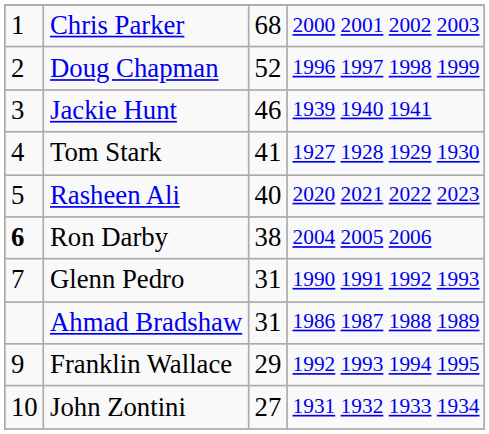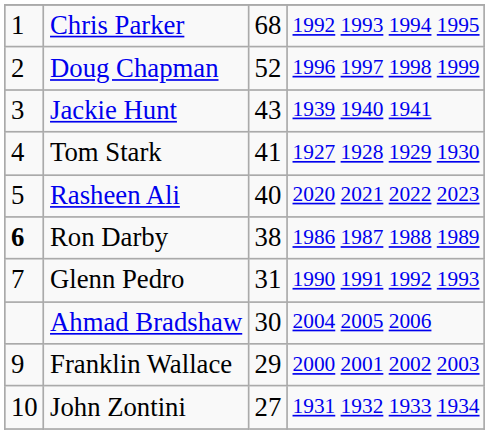(386, 25) 2000 2001 2002 2003 -> (386, 25) 1992 1993 1994 1995
(268, 110) 46 -> (268, 110) 43
(362, 237) 2004 2005 2006 -> (386, 237) 1986 1987 1988 1989
(268, 322) 31 -> (268, 322) 30
(386, 322) 1986 1987 1988 1989 -> (362, 322) 2004 2005 2006
(386, 364) 1992 1993 1994 1995 -> (386, 364) 2000 2001 2002 2003
